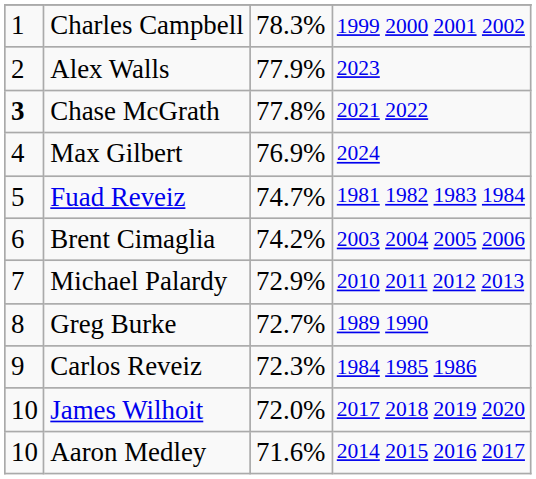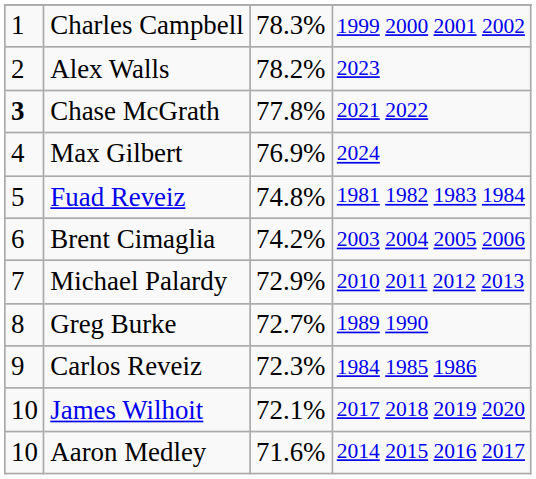(291, 68) 77.9% -> (291, 68) 78.2%
(291, 196) 74.7% -> (291, 196) 74.8%
(291, 409) 72.0% -> (291, 409) 72.1%
